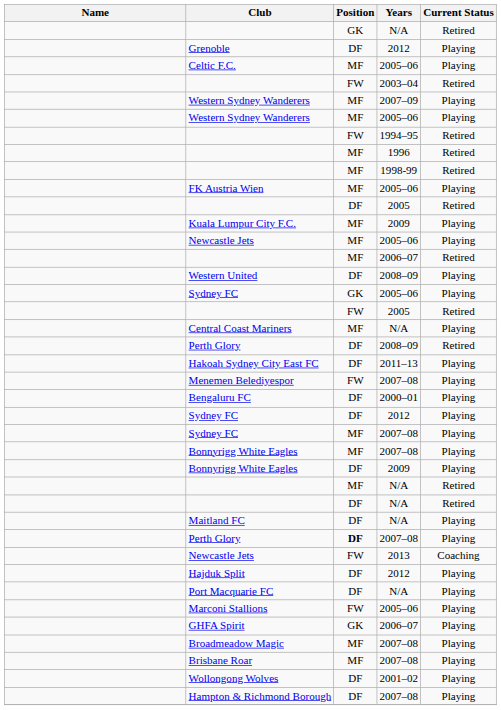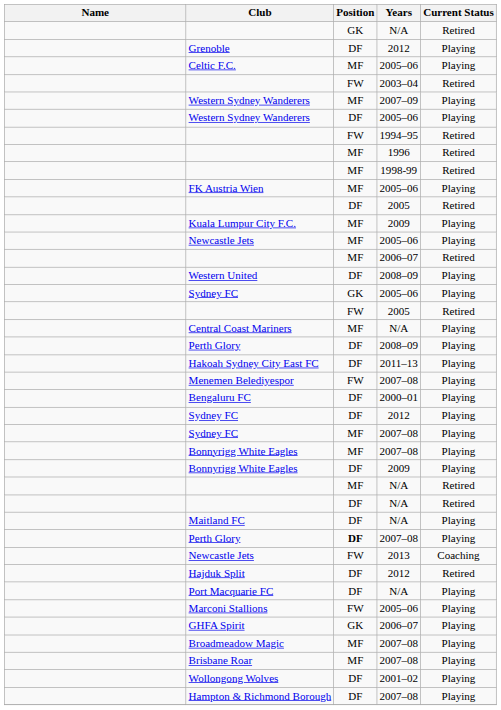(355, 118) MF -> (355, 118) DF
(458, 345) Retired -> (458, 345) Playing
(458, 573) Playing -> (458, 573) Retired
